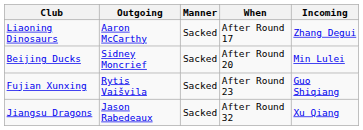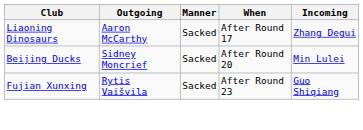- row: (49, 112)
